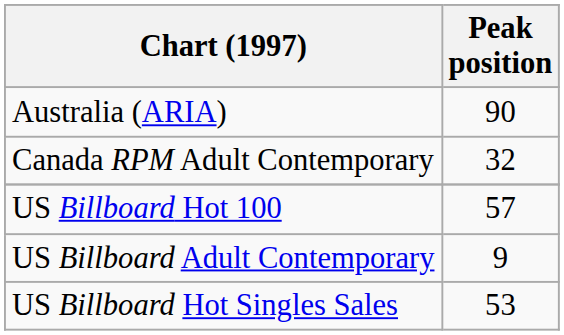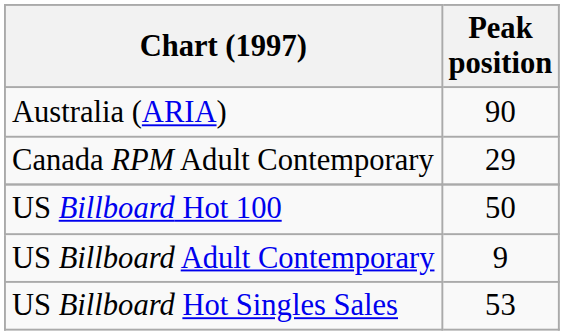(500, 160) 32 -> (500, 160) 29
(500, 208) 57 -> (500, 208) 50
